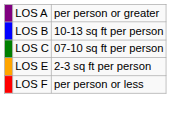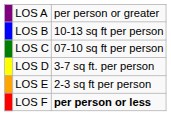+ row: (32, 66)
(99, 84) normal -> (103, 102) bold
